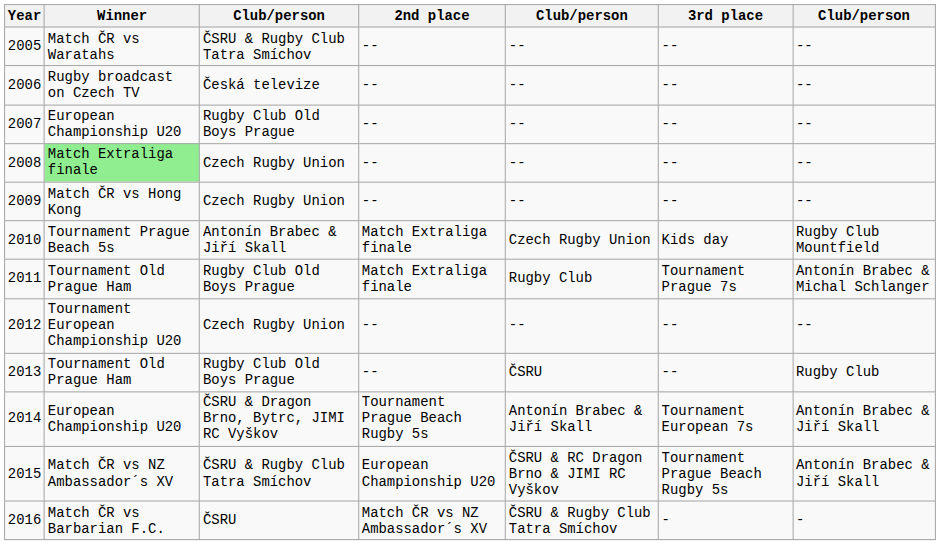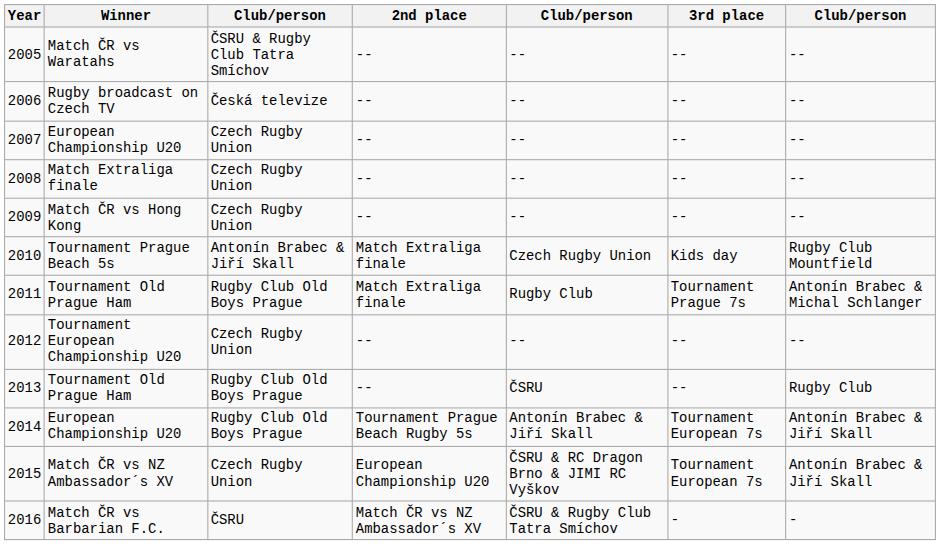(261, 124) Rugby Club Old Boys Prague -> (257, 140) Czech Rugby Union
(110, 163) lightgreen background -> (110, 179) no background
(274, 419) ČSRU & Dragon Brno, Bytrc, JIMI RC Vyškov -> (269, 427) Rugby Club Old Boys Prague
(274, 474) ČSRU & Rugby Club Tatra Smíchov -> (257, 474) Czech Rugby Union
(712, 474) Tournament Prague Beach Rugby 5s -> (717, 474) Tournament European 7s
